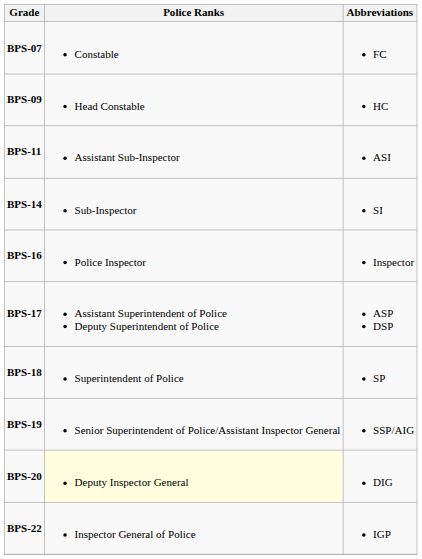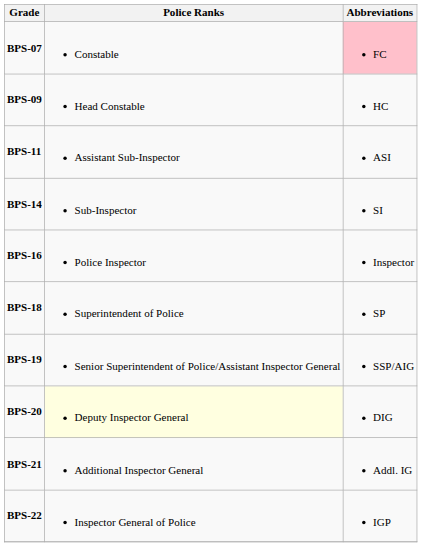(380, 54) no background -> (380, 54) pink background
- row: (24, 314)
+ row: (24, 464)
